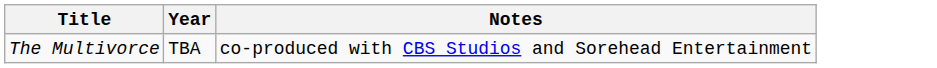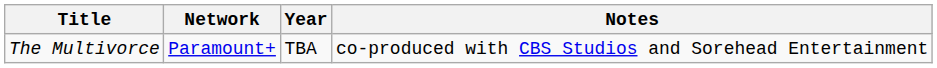+ column: (222, 19)
